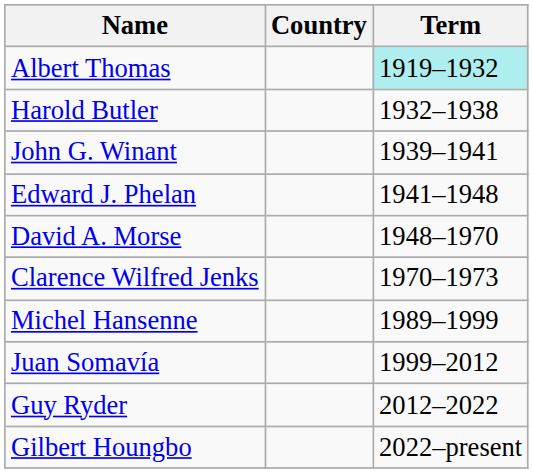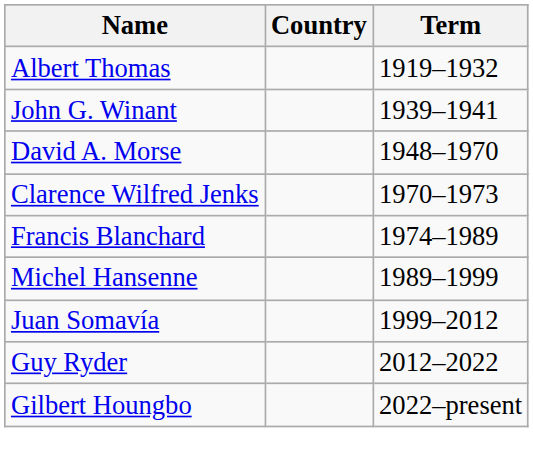(439, 67) paleturquoise background -> (439, 67) no background
- row: (84, 109)
- row: (104, 194)
+ row: (108, 236)
